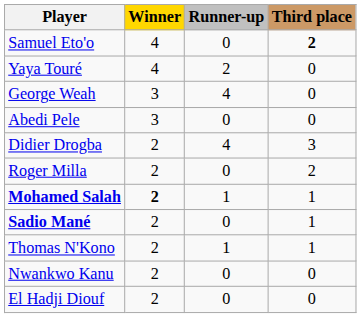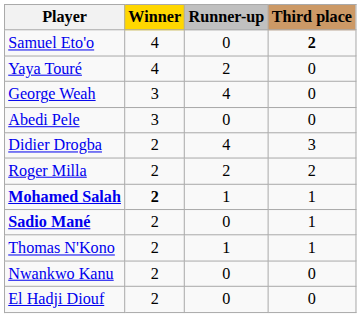(226, 171) 0 -> (226, 171) 2
